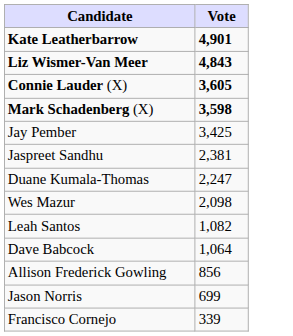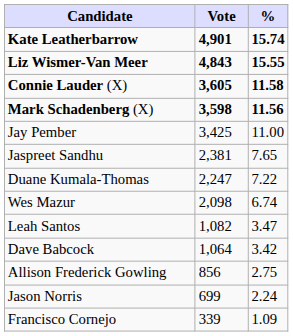+ column: (268, 16)
